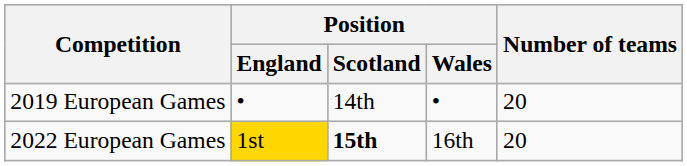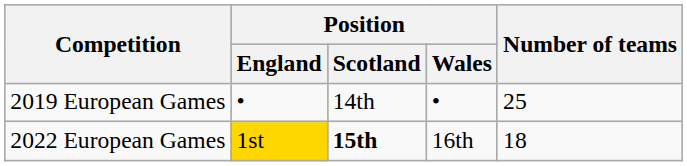(515, 102) 20 -> (515, 102) 25
(515, 141) 20 -> (515, 141) 18
